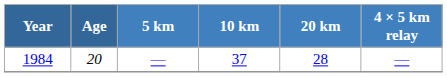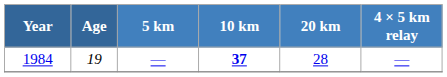(94, 59) 20 -> (94, 59) 19
(239, 59) normal -> (239, 59) bold
